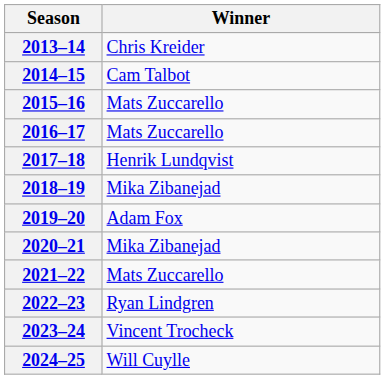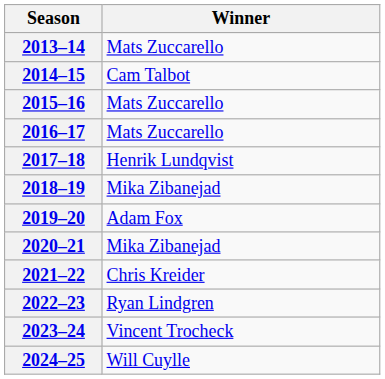(156, 47) Chris Kreider -> (165, 47) Mats Zuccarello
(165, 274) Mats Zuccarello -> (156, 274) Chris Kreider
